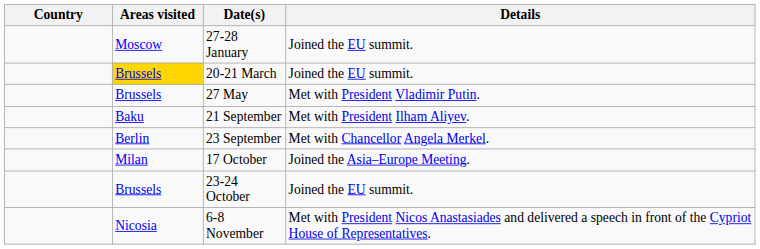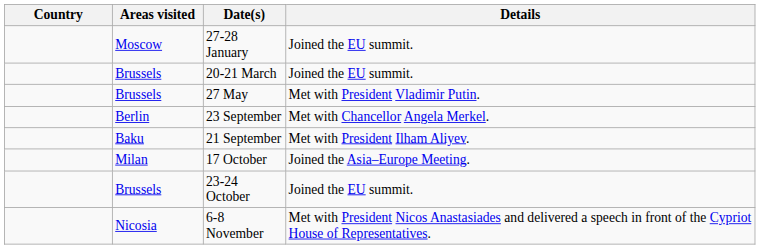(138, 73) gold background -> (138, 73) no background
rows swapped: (244, 116) <-> (244, 138)
